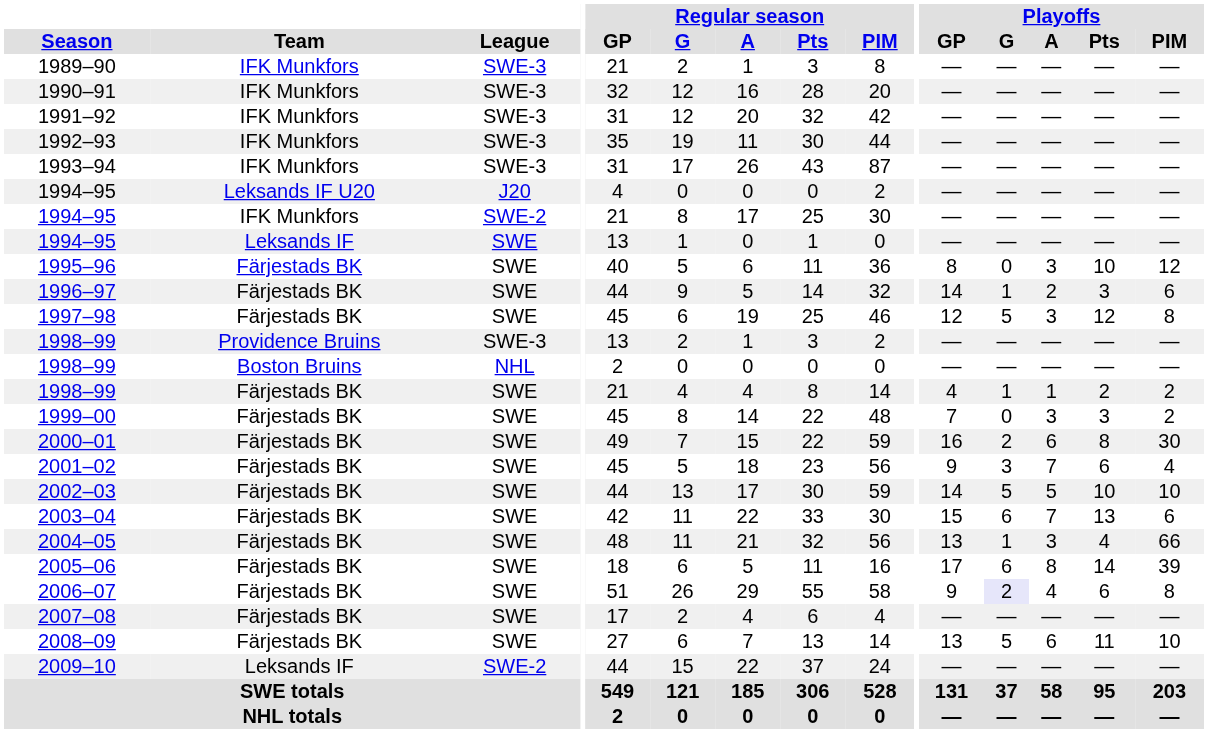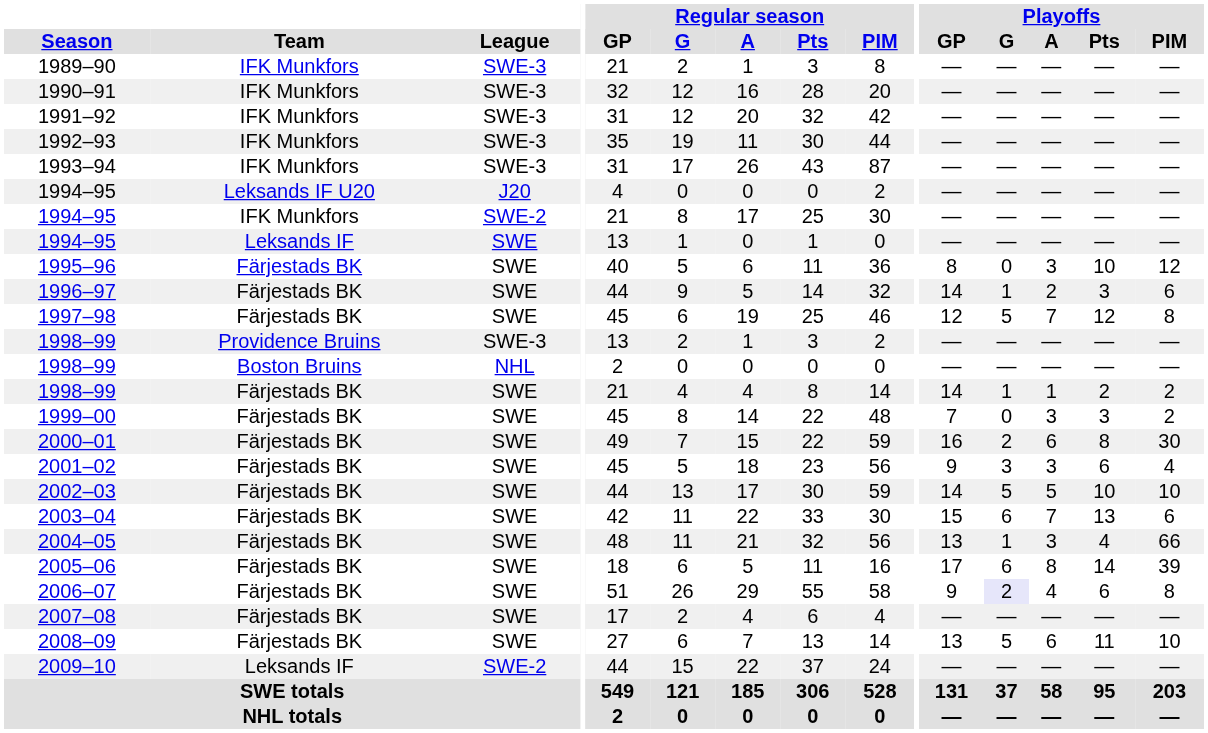(1051, 316) 3 -> (1051, 316) 7
(951, 391) 4 -> (951, 391) 14
(1051, 466) 7 -> (1051, 466) 3
